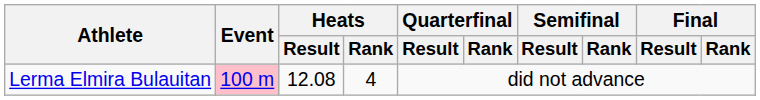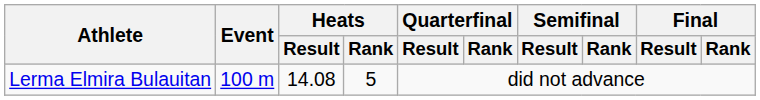(247, 80) pink background -> (247, 80) no background
(311, 80) 12.08 -> (311, 80) 14.08
(371, 80) 4 -> (371, 80) 5
